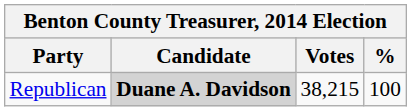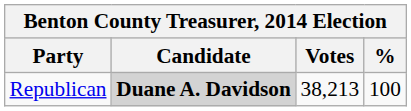(330, 88) 38,215 -> (330, 88) 38,213
